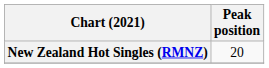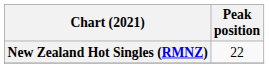(237, 52) 20 -> (237, 52) 22
